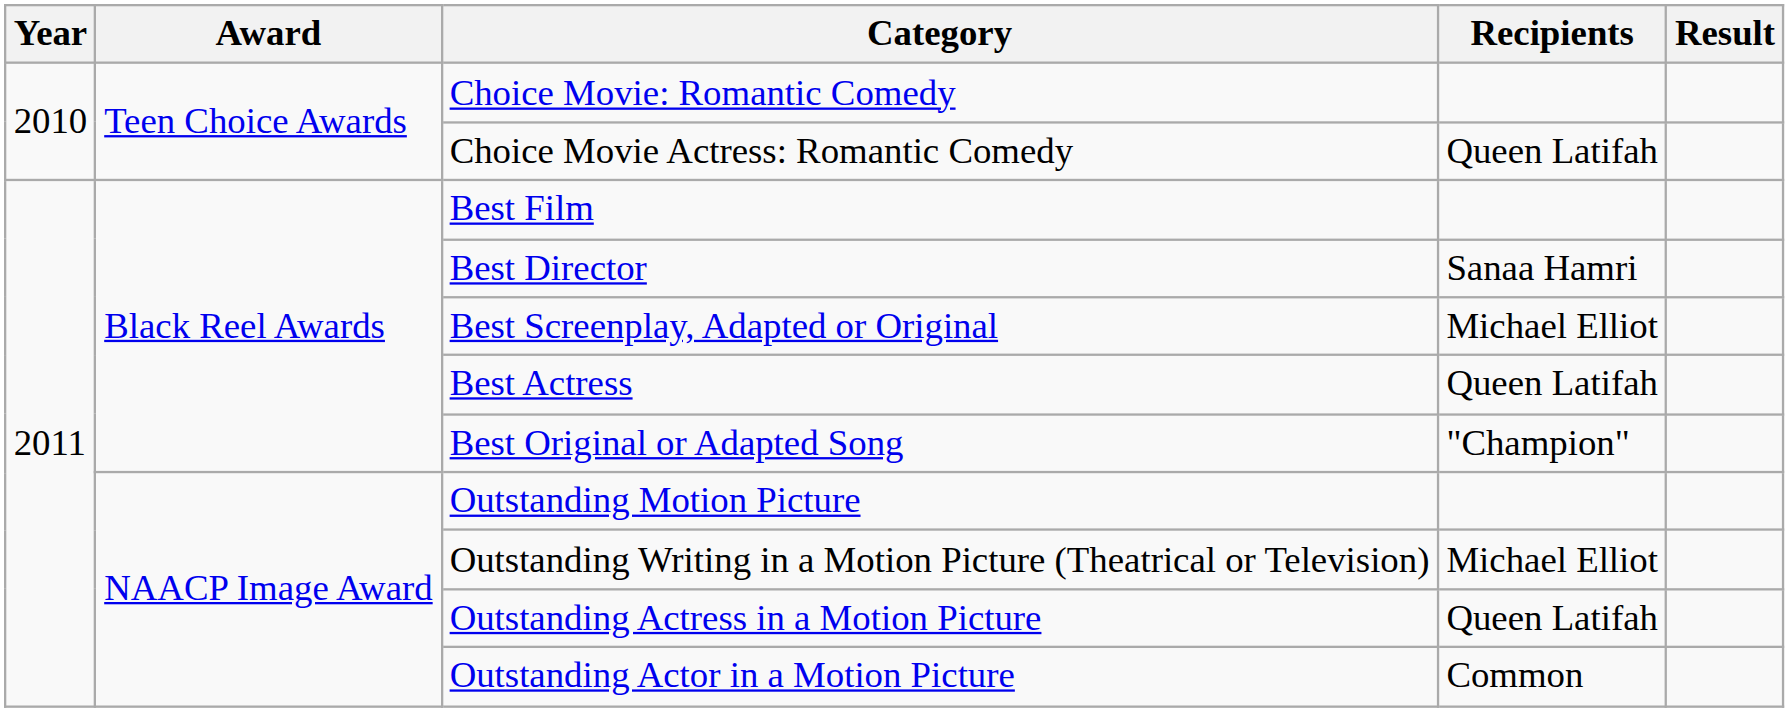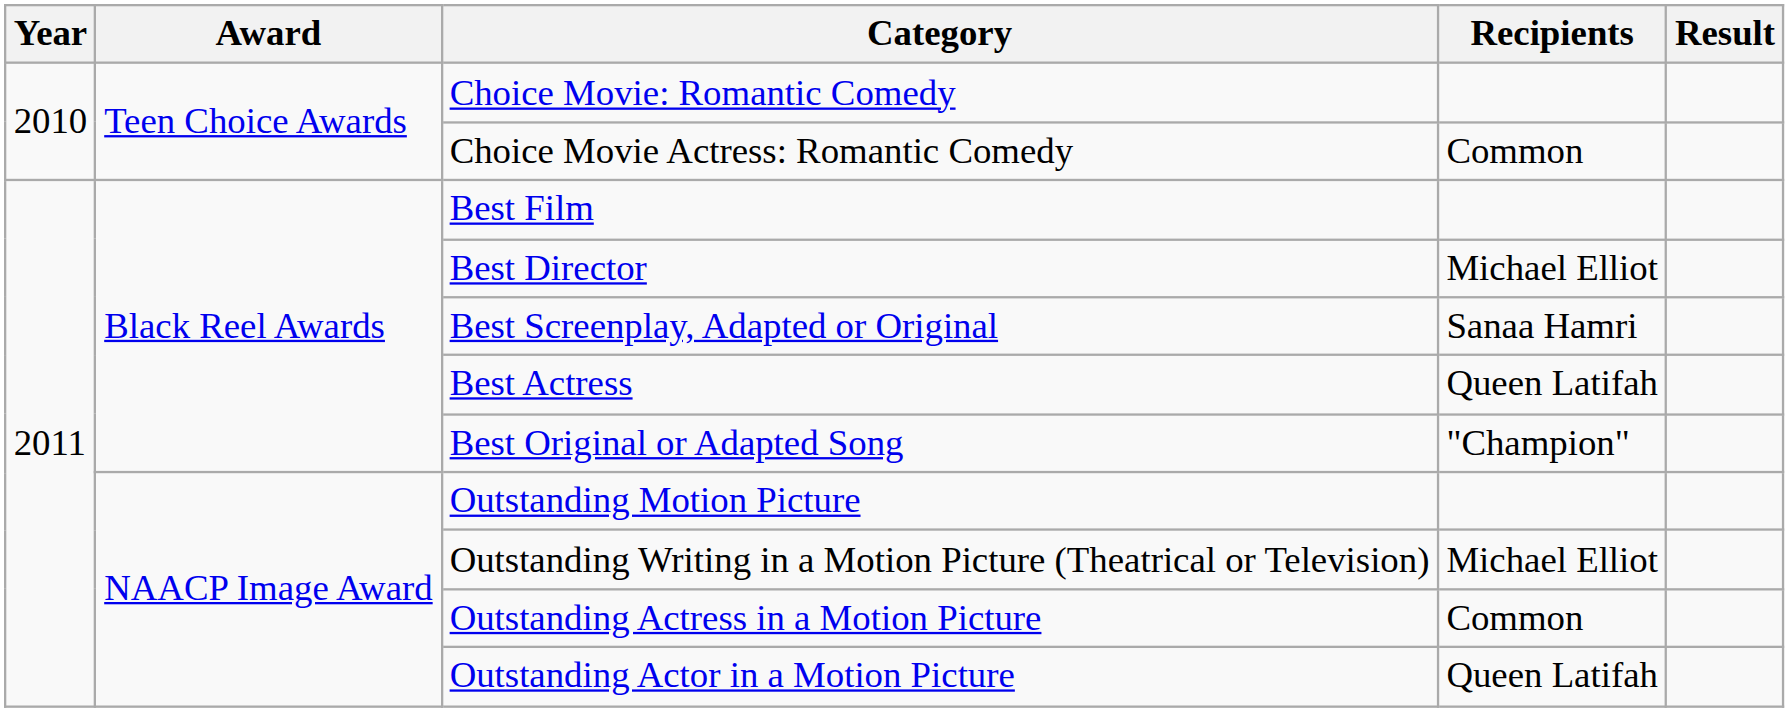(1552, 150) Queen Latifah -> (1515, 150) Common
(1542, 267) Sanaa Hamri -> (1552, 267) Michael Elliot
(1552, 325) Michael Elliot -> (1542, 325) Sanaa Hamri
(1552, 617) Queen Latifah -> (1515, 617) Common
(1515, 675) Common -> (1552, 675) Queen Latifah
